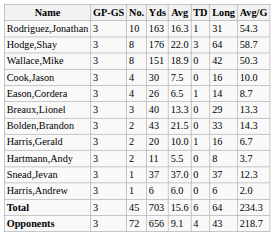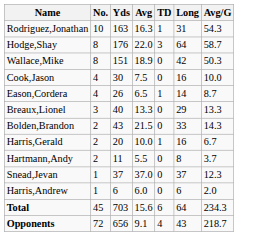- column: (109, 12)
